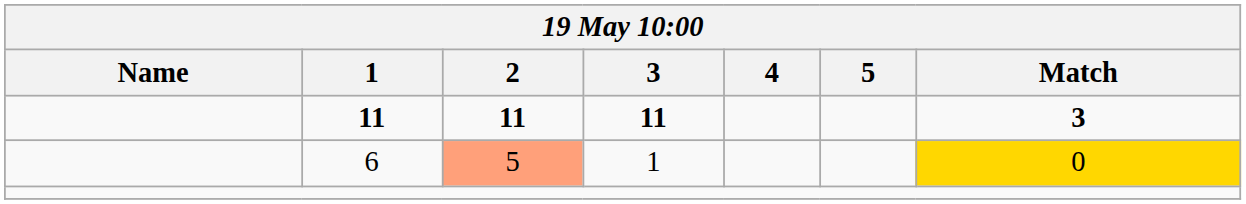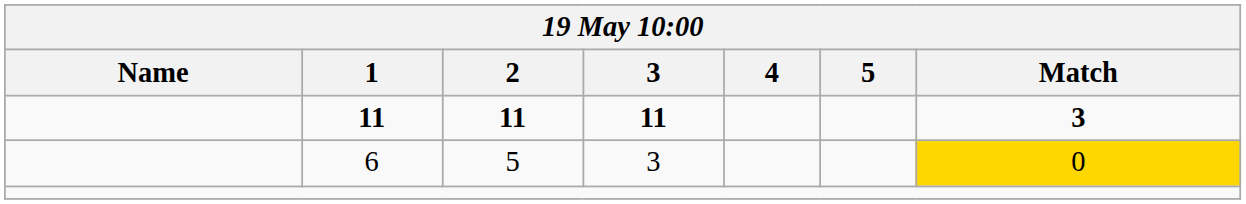(512, 162) lightsalmon background -> (512, 162) no background
(653, 162) 1 -> (653, 162) 3
